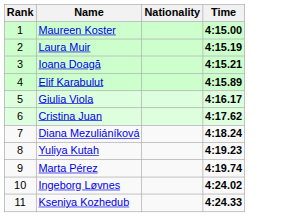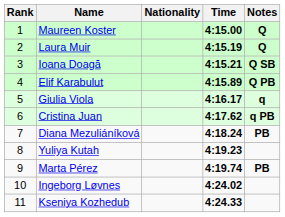+ column: (262, 13)
